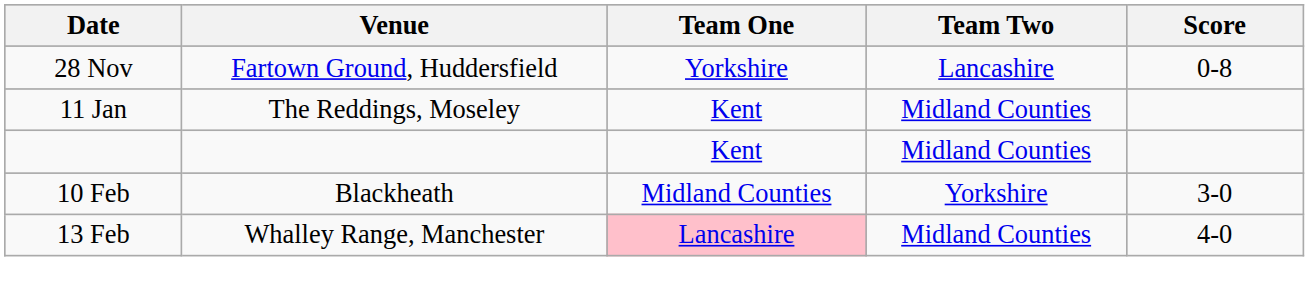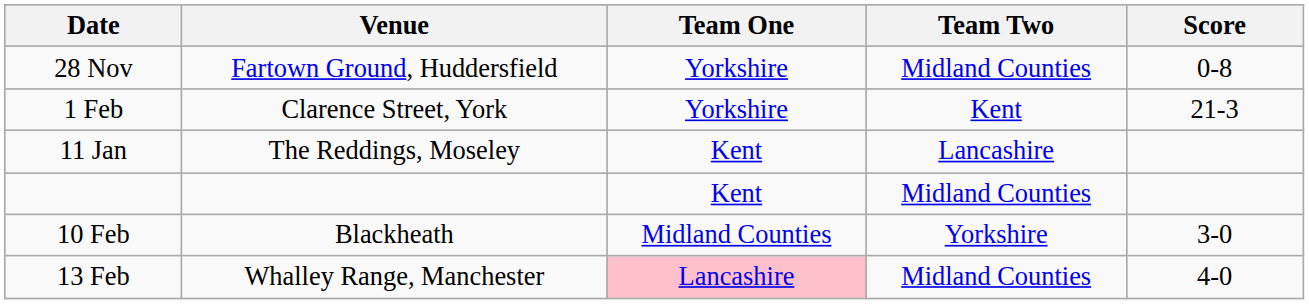(996, 67) Lancashire -> (996, 67) Midland Counties
+ row: (93, 109)
(996, 109) Midland Counties -> (996, 151) Lancashire
